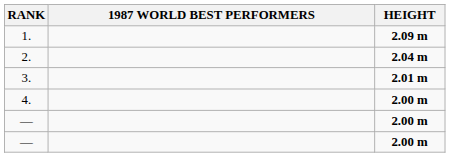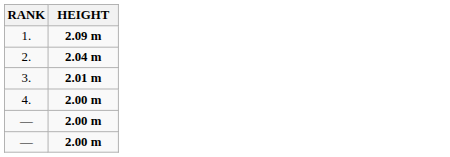- column: (211, 15)
